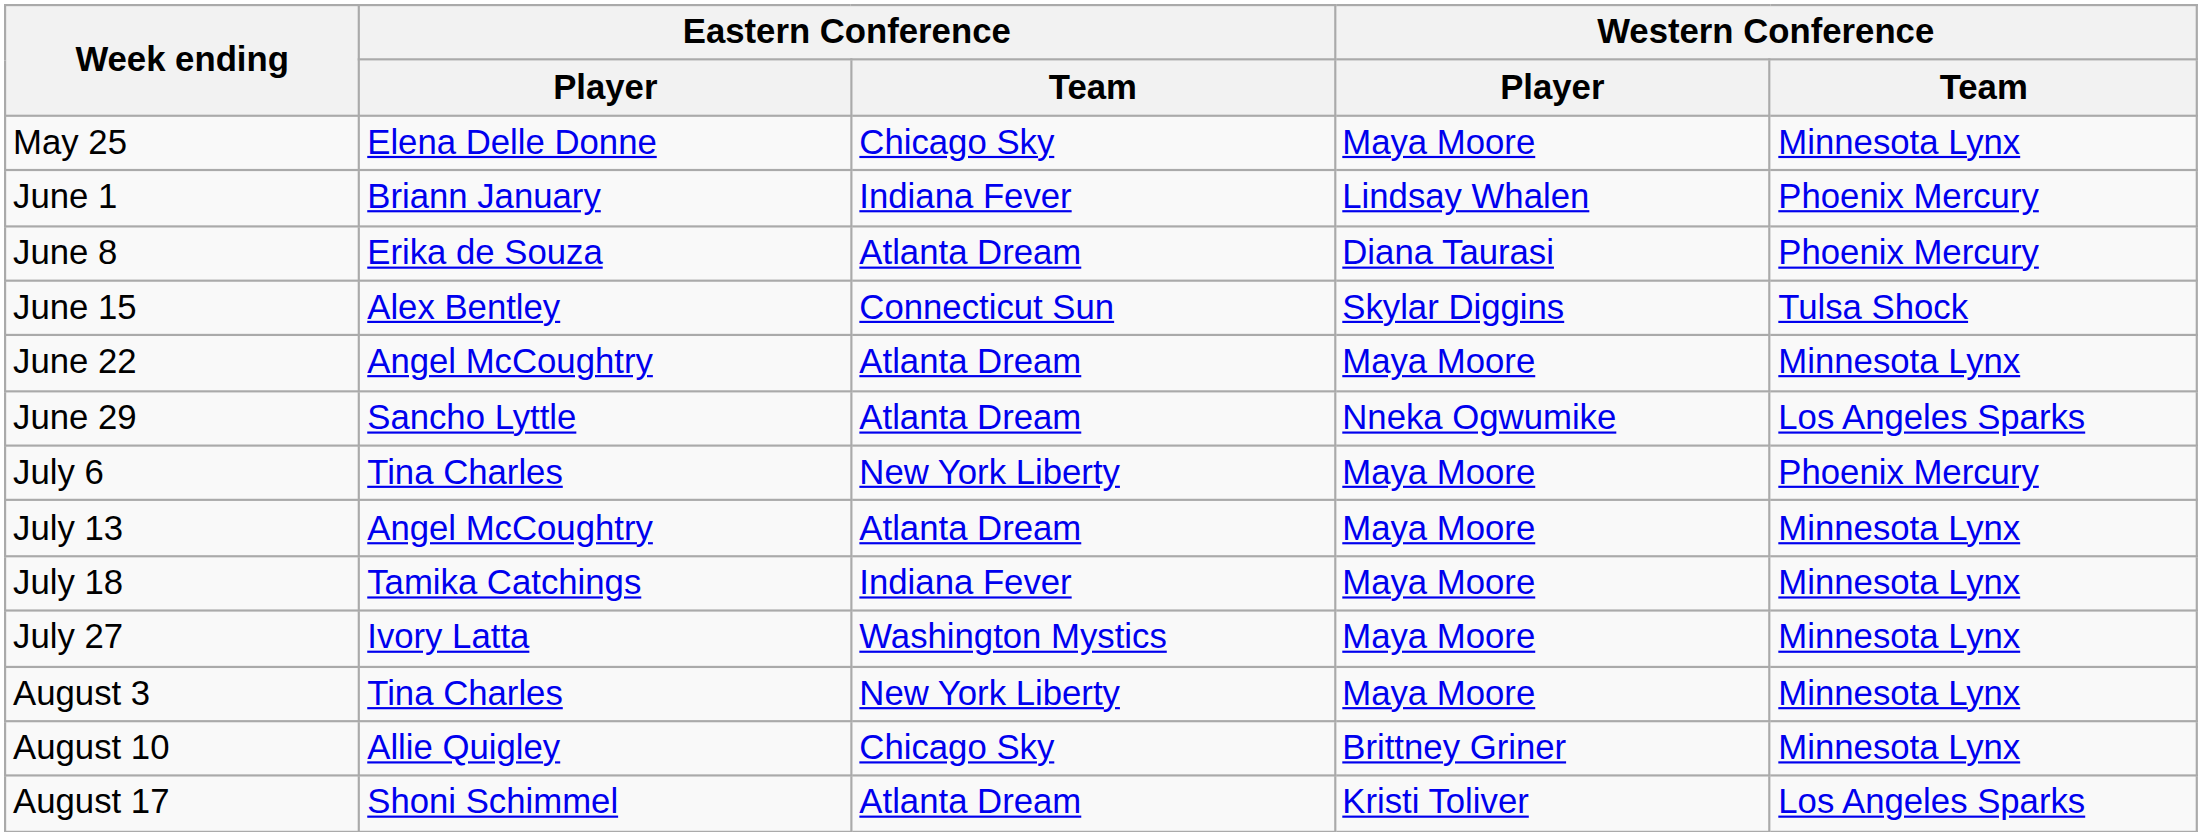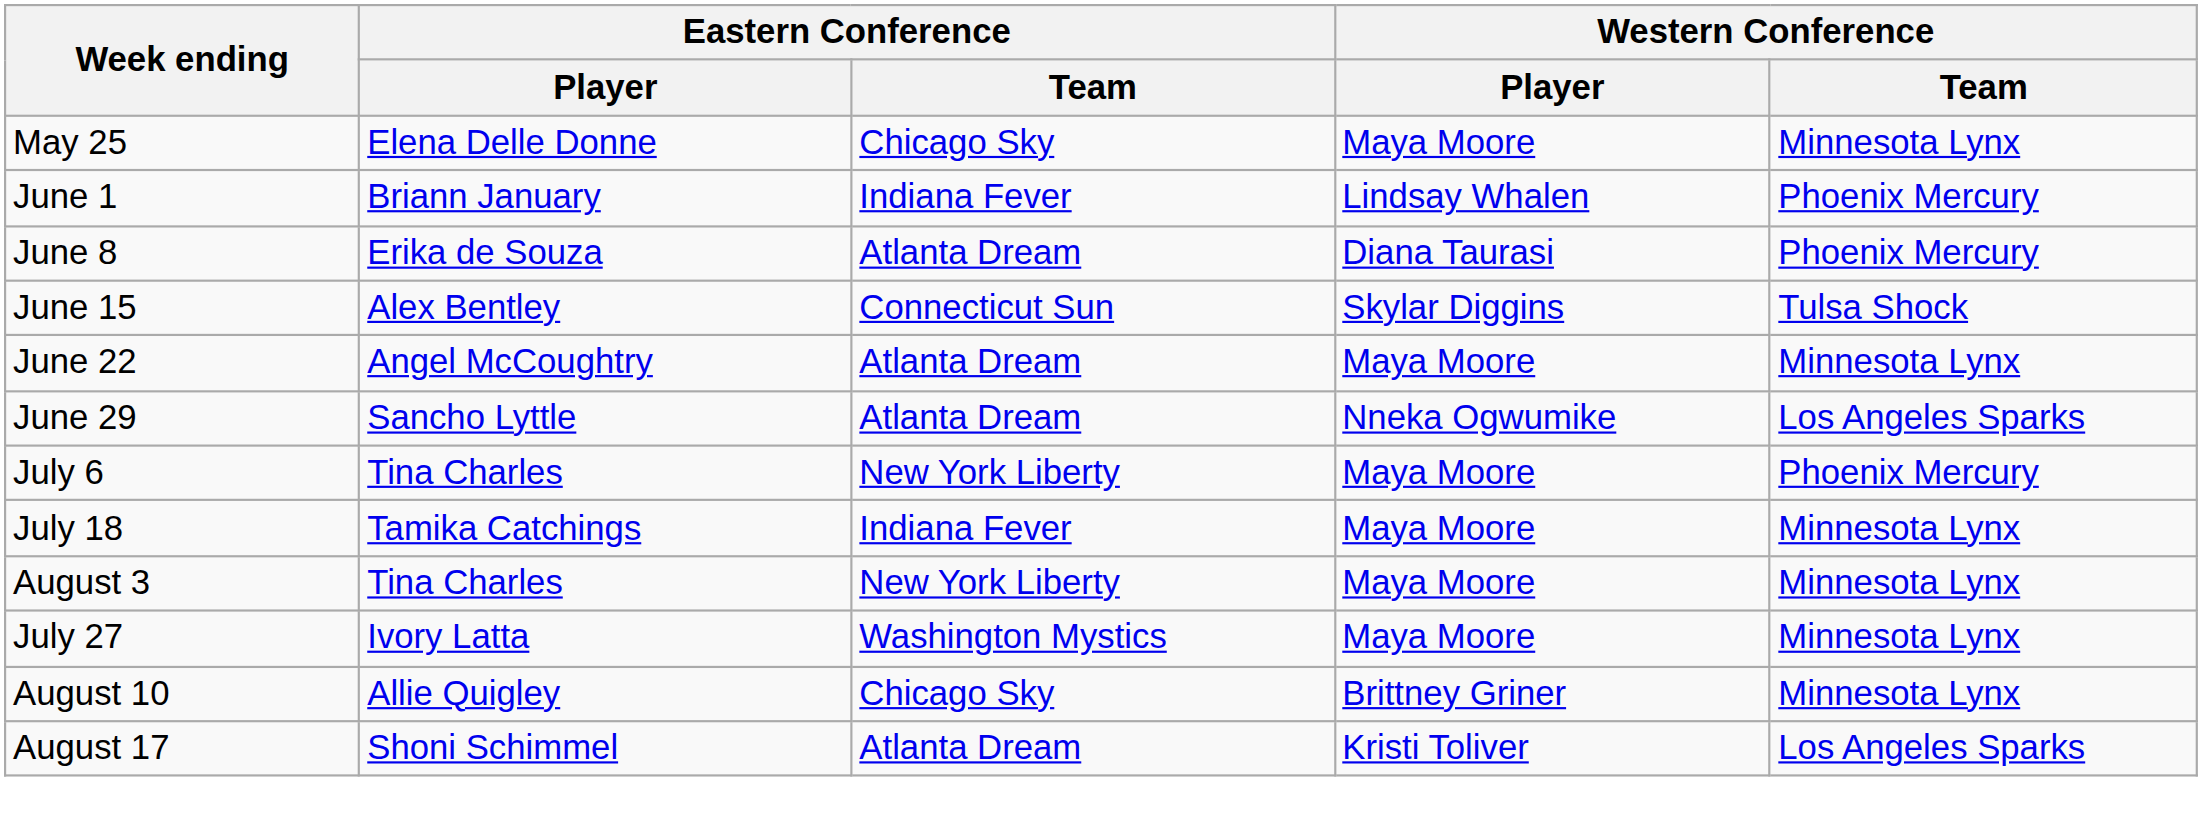- row: (68, 527)
rows swapped: (68, 637) <-> (82, 692)
